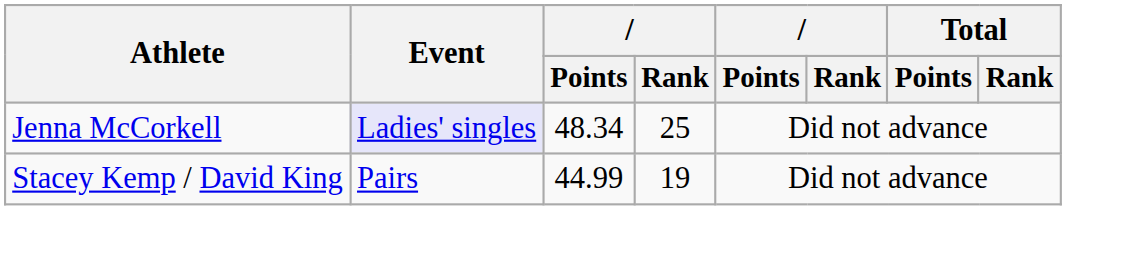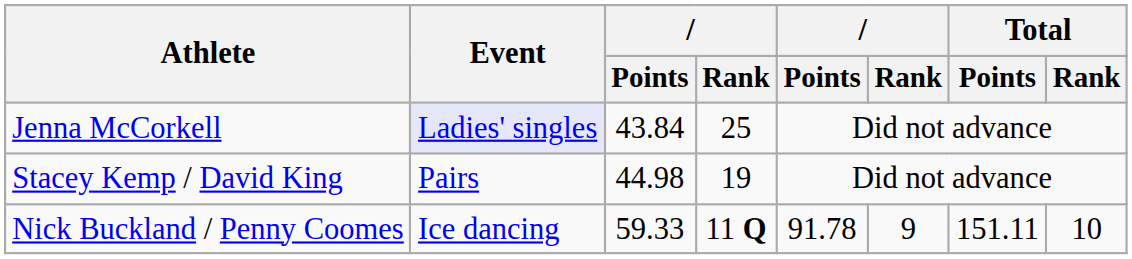(589, 128) 48.34 -> (650, 128) 43.84
(589, 178) 44.99 -> (650, 178) 44.98
+ row: (208, 228)
